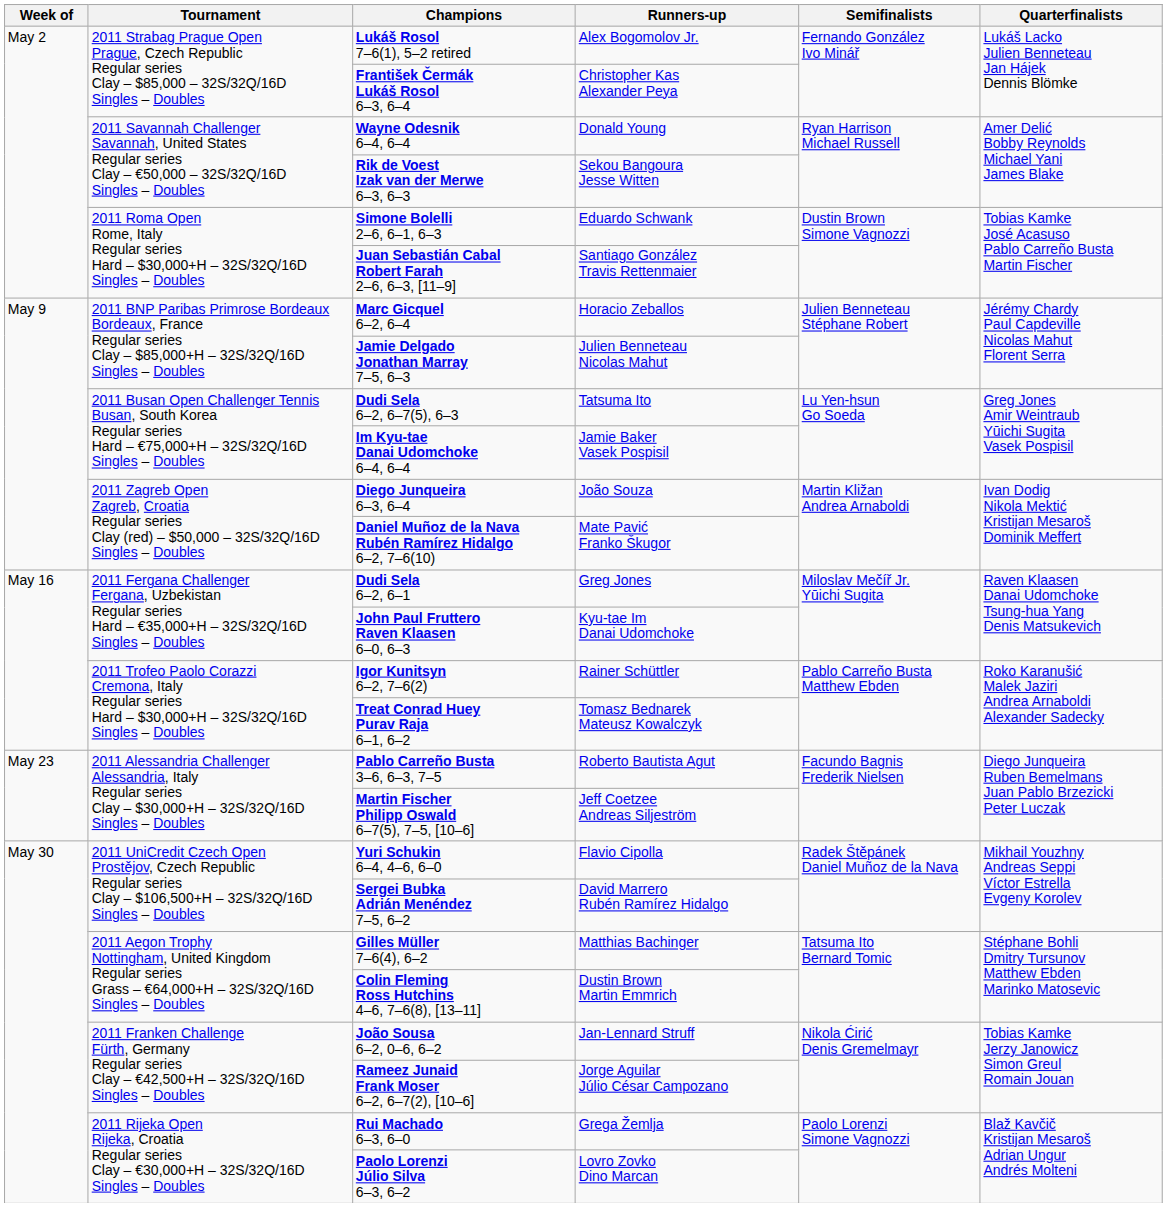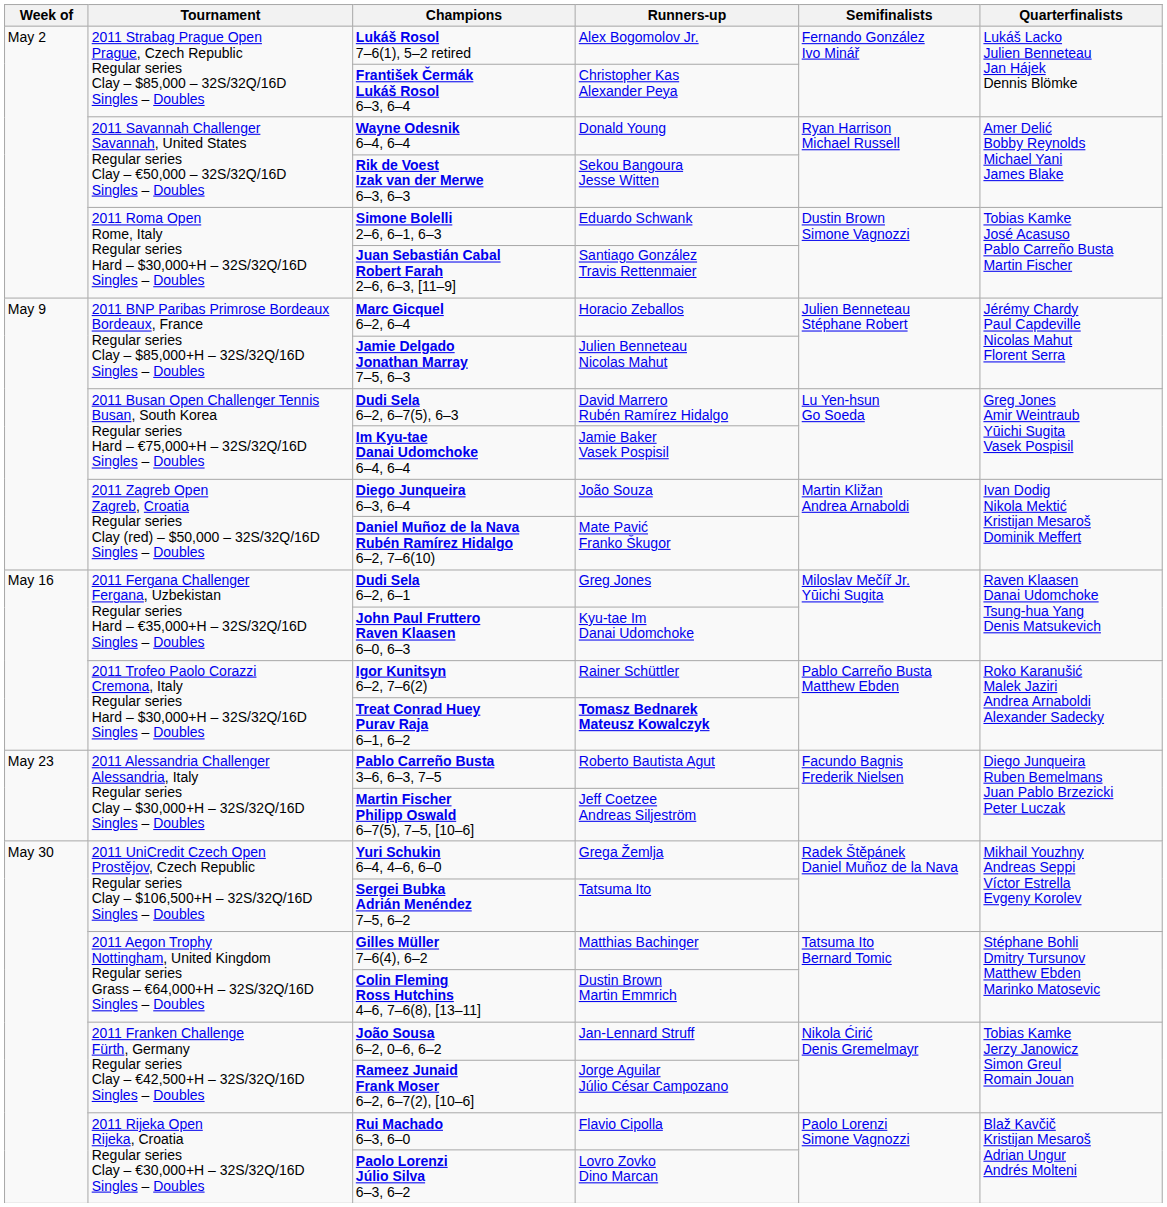(615, 399) Tatsuma Ito -> (653, 407) David Marrero Rubén Ramírez Hidalgo
(640, 716) normal -> (644, 716) bold
(621, 852) Flavio Cipolla -> (621, 852) Grega Žemlja
(653, 897) David Marrero Rubén Ramírez Hidalgo -> (615, 889) Tatsuma Ito
(621, 1123) Grega Žemlja -> (621, 1123) Flavio Cipolla
